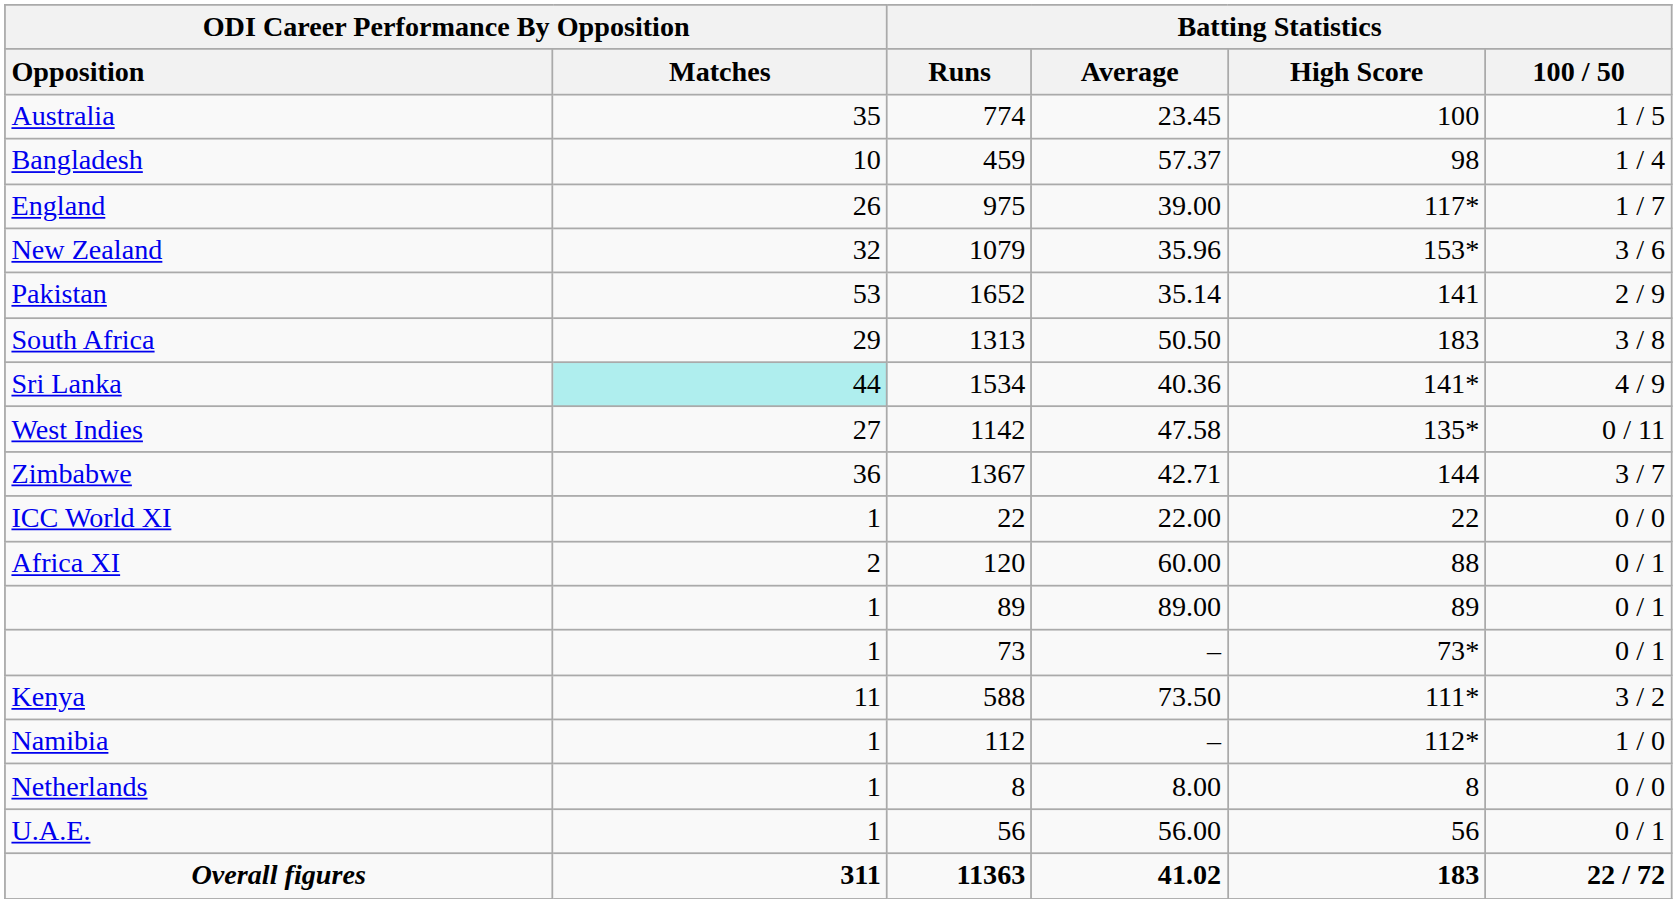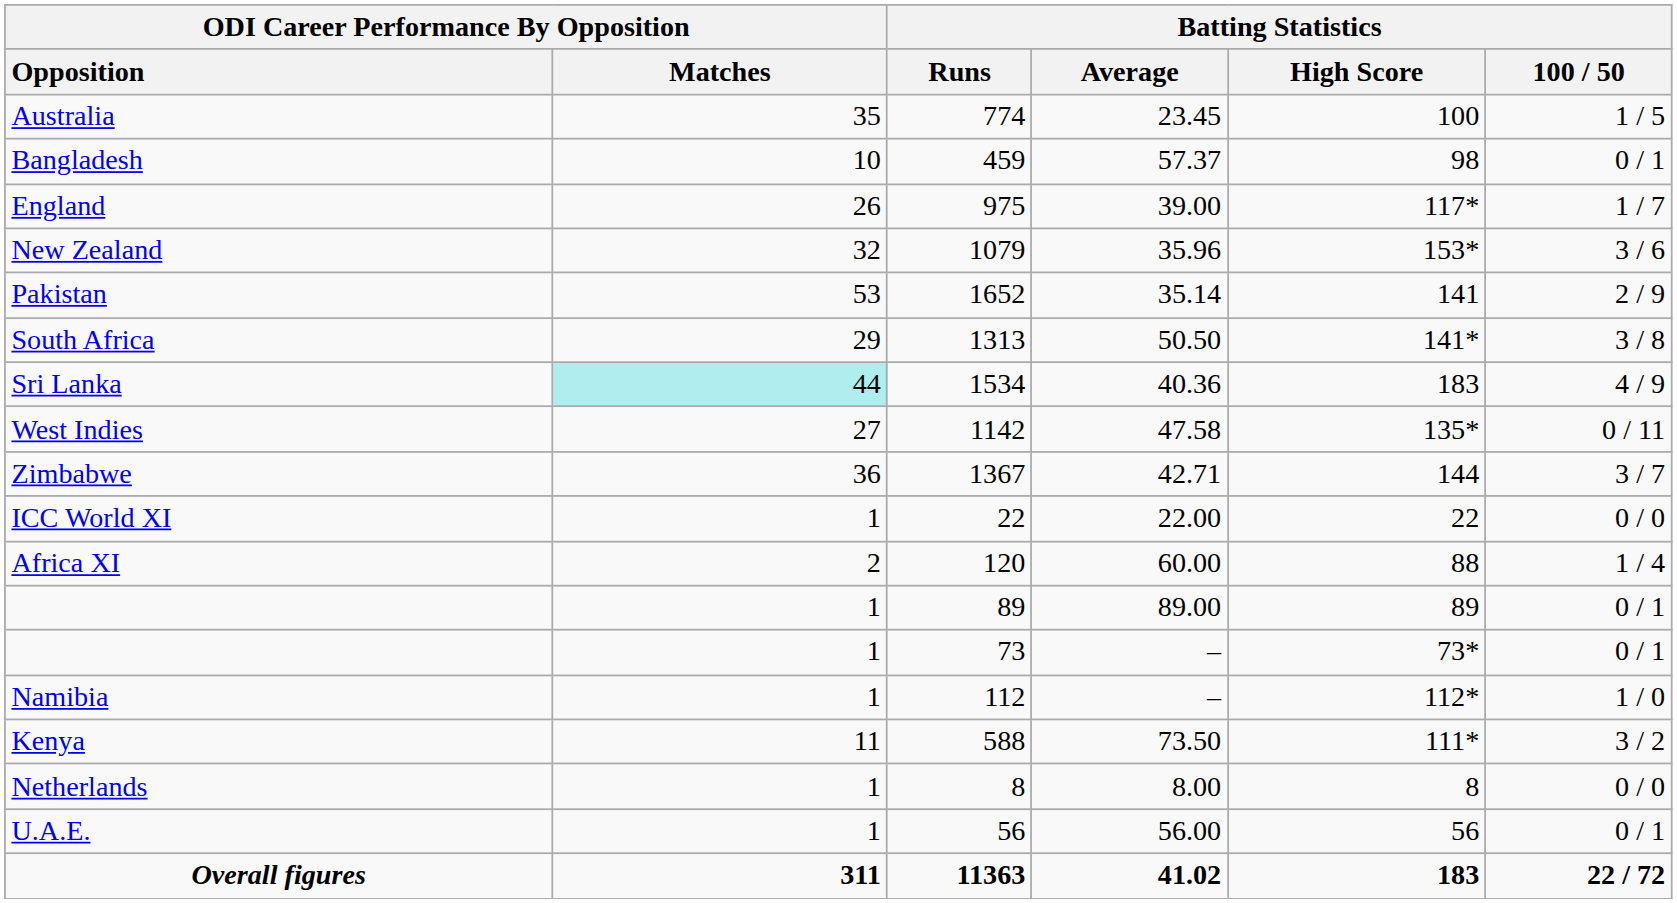(1640, 160) 1 / 4 -> (1640, 160) 0 / 1
(1458, 339) 183 -> (1451, 339) 141*
(1451, 384) 141* -> (1458, 384) 183
(1640, 562) 0 / 1 -> (1640, 562) 1 / 4
rows swapped: (48, 696) <-> (60, 741)
